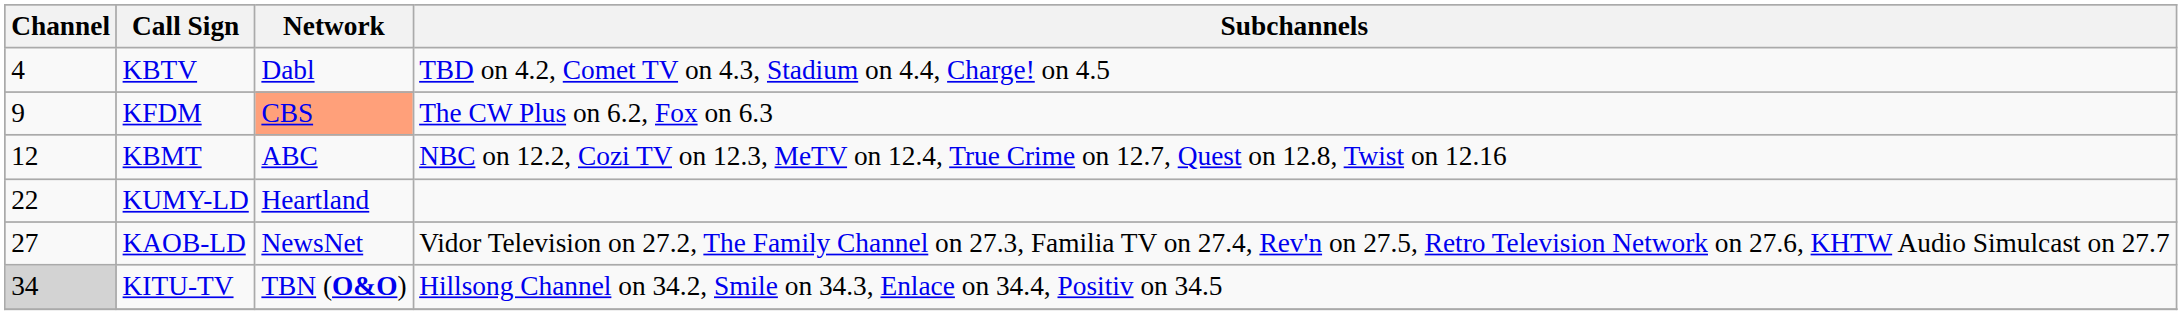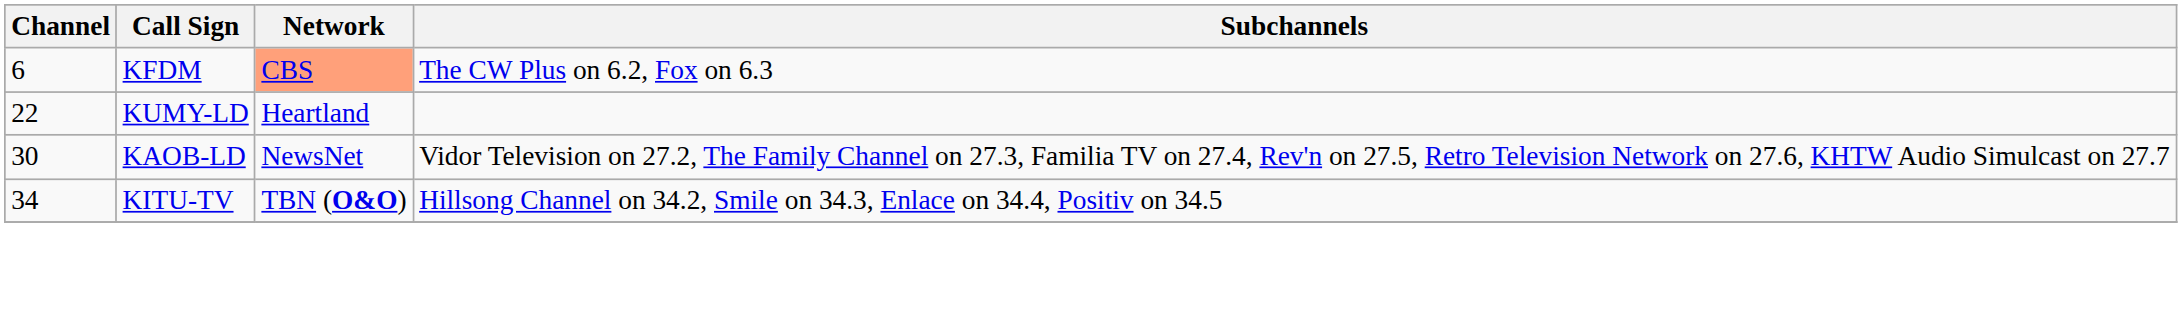- row: (160, 69)
(18, 112) 9 -> (18, 69) 6
- row: (162, 156)
(25, 243) 27 -> (25, 156) 30
(25, 286) lightgrey background -> (25, 199) no background
